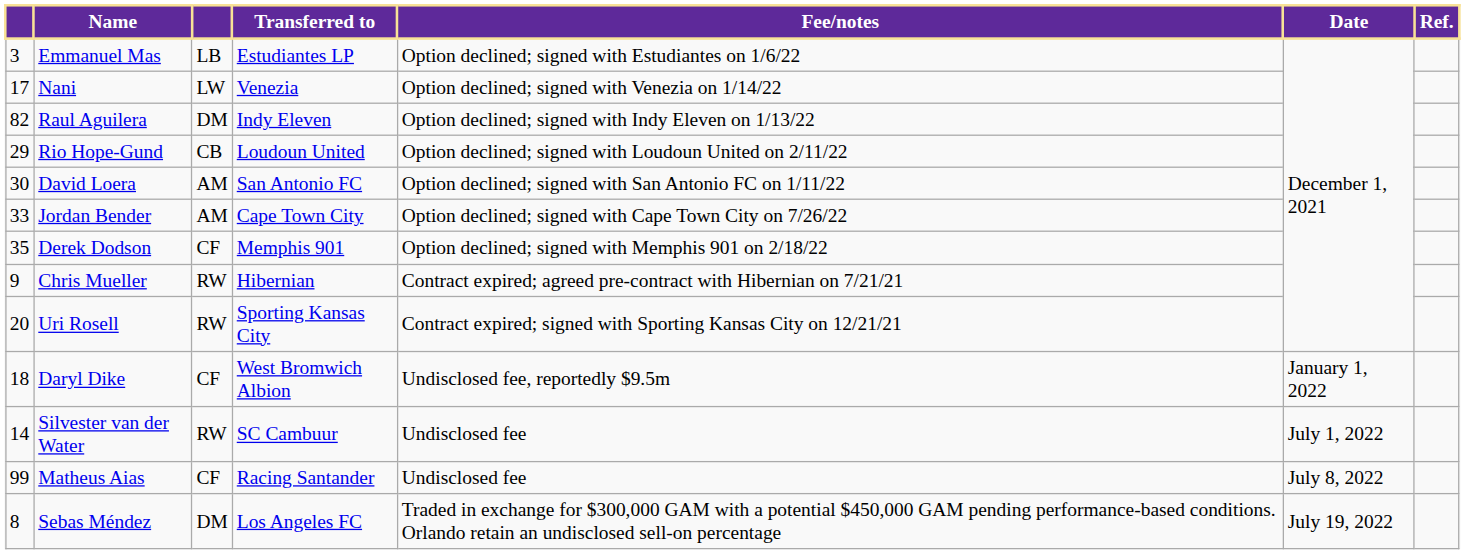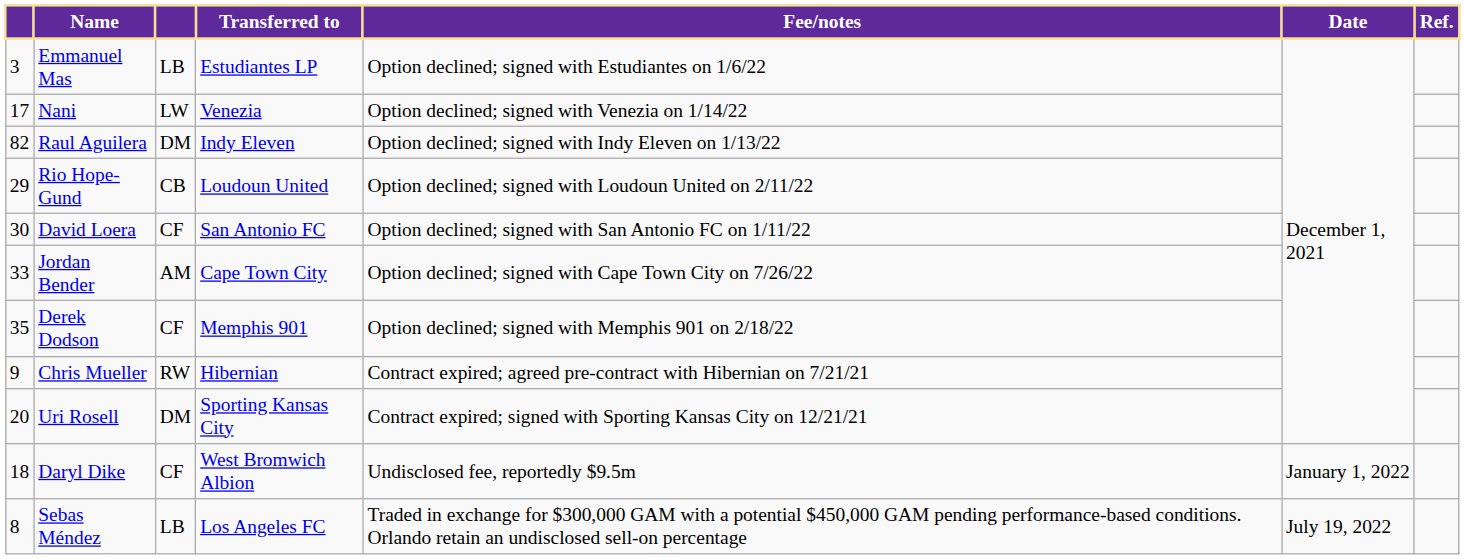(212, 183) AM -> (172, 229) CF
(212, 323) RW -> (175, 415) DM
- row: (104, 433)
- row: (91, 477)
(212, 520) DM -> (172, 525) LB
